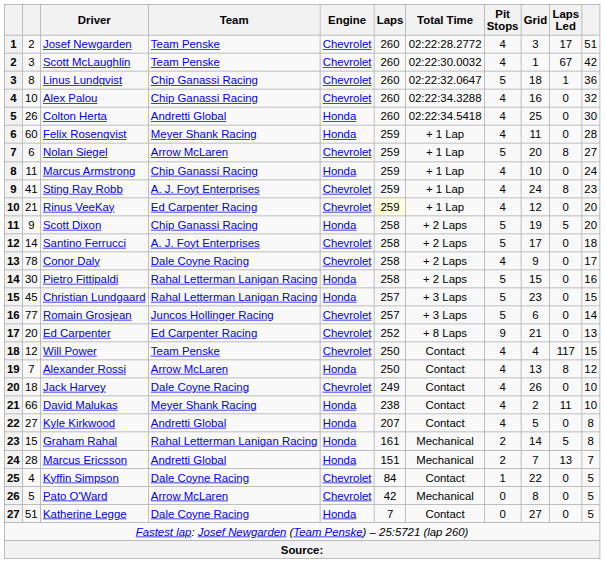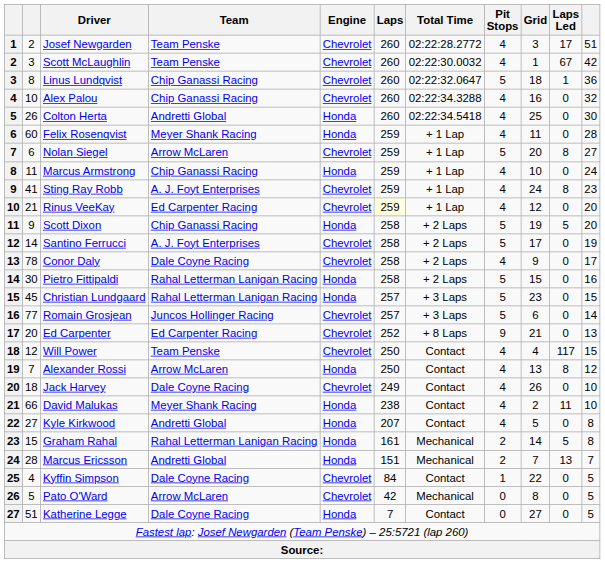(591, 243) 18 -> (591, 243) 19
